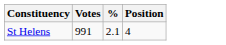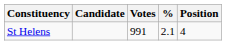+ column: (100, 13)
